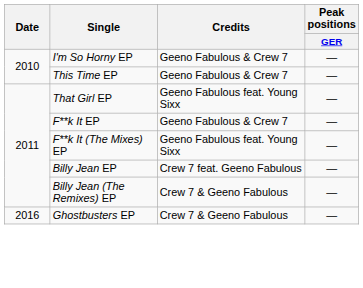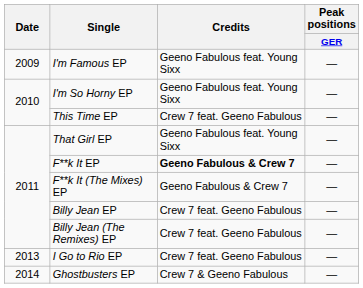+ row: (90, 64)
(224, 58) Geeno Fabulous & Crew 7 -> (229, 93) Geeno Fabulous feat. Young Sixx
(224, 75) Geeno Fabulous & Crew 7 -> (231, 117) Crew 7 feat. Geeno Fabulous
(224, 122) normal -> (227, 163) bold
(229, 145) Geeno Fabulous feat. Young Sixx -> (224, 187) Geeno Fabulous & Crew 7
(224, 192) Crew 7 & Geeno Fabulous -> (231, 233) Crew 7 feat. Geeno Fabulous
+ row: (87, 257)
(27, 215) 2016 -> (27, 274) 2014
